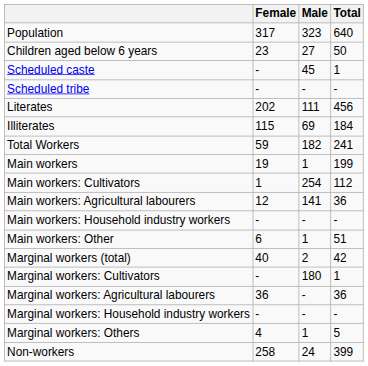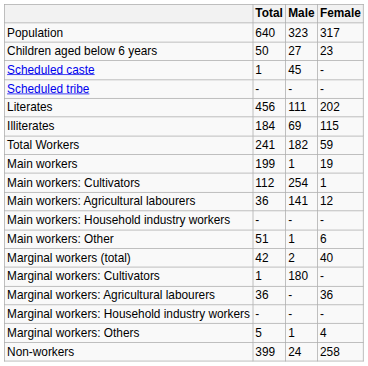columns swapped: (347, 13) <-> (276, 13)
